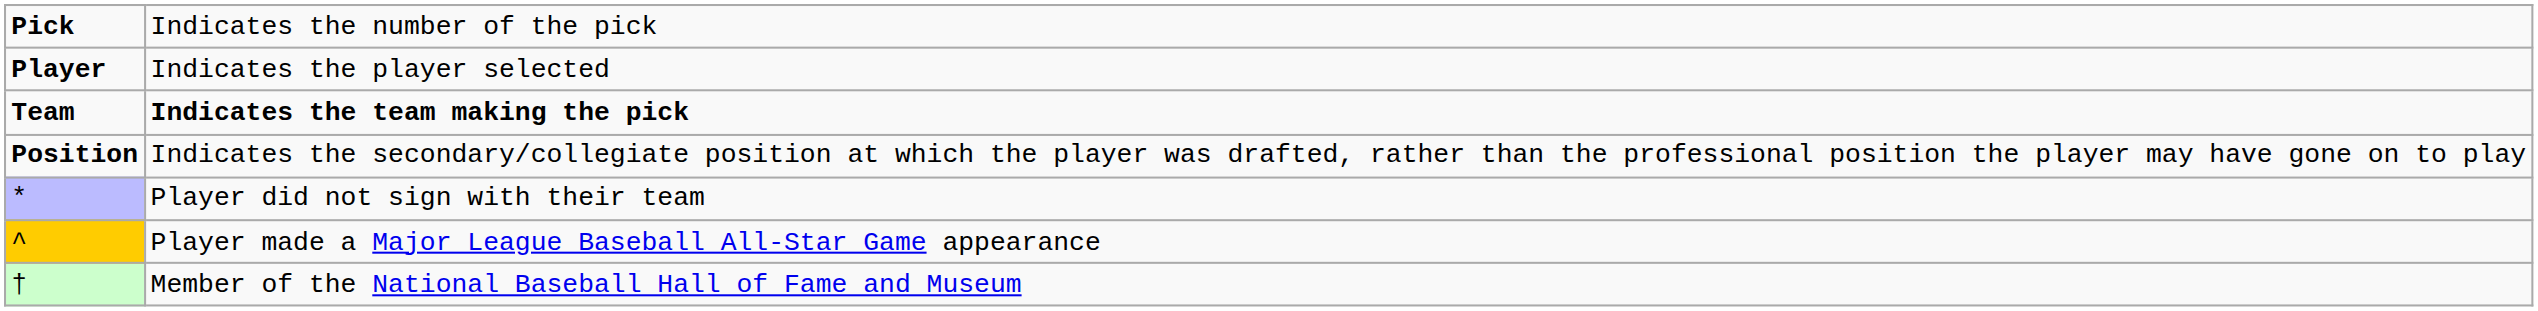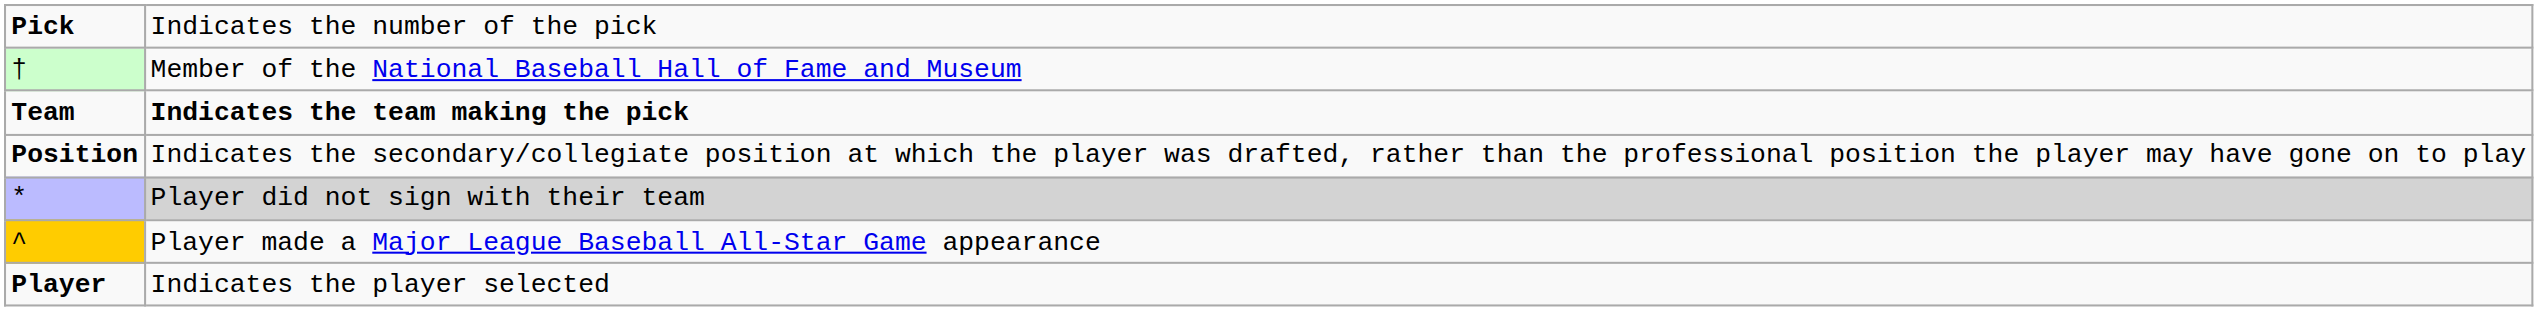rows swapped: (59, 70) <-> (19, 285)
(428, 199) no background -> (428, 199) lightgrey background
